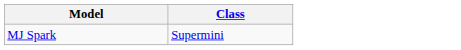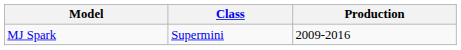+ column: (374, 14)
